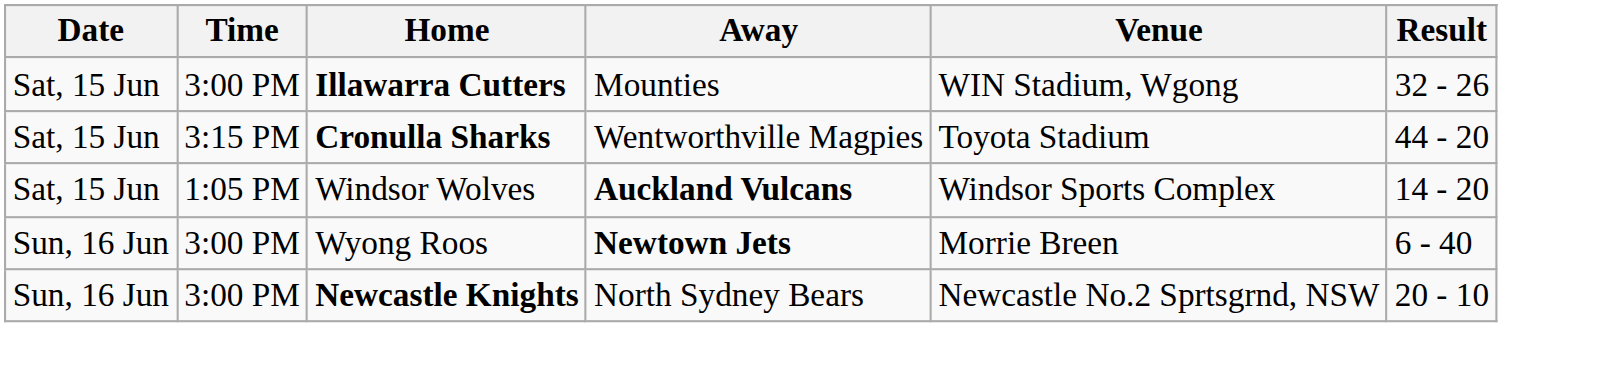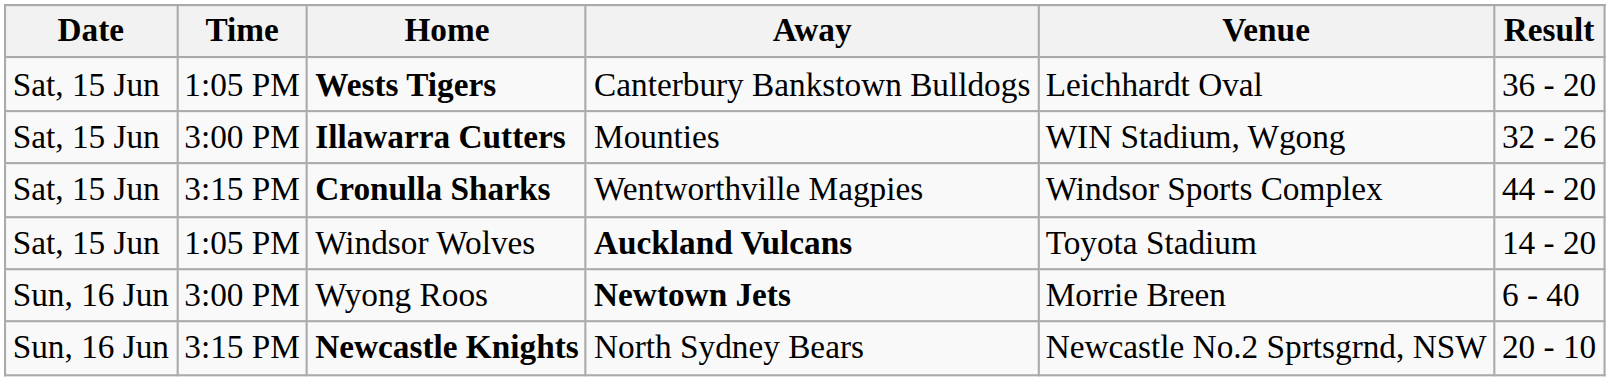+ row: (406, 83)
(1044, 136) Toyota Stadium -> (1214, 189) Windsor Sports Complex
(1107, 189) Windsor Sports Complex -> (1151, 242) Toyota Stadium
(242, 294) 3:00 PM -> (242, 347) 3:15 PM
